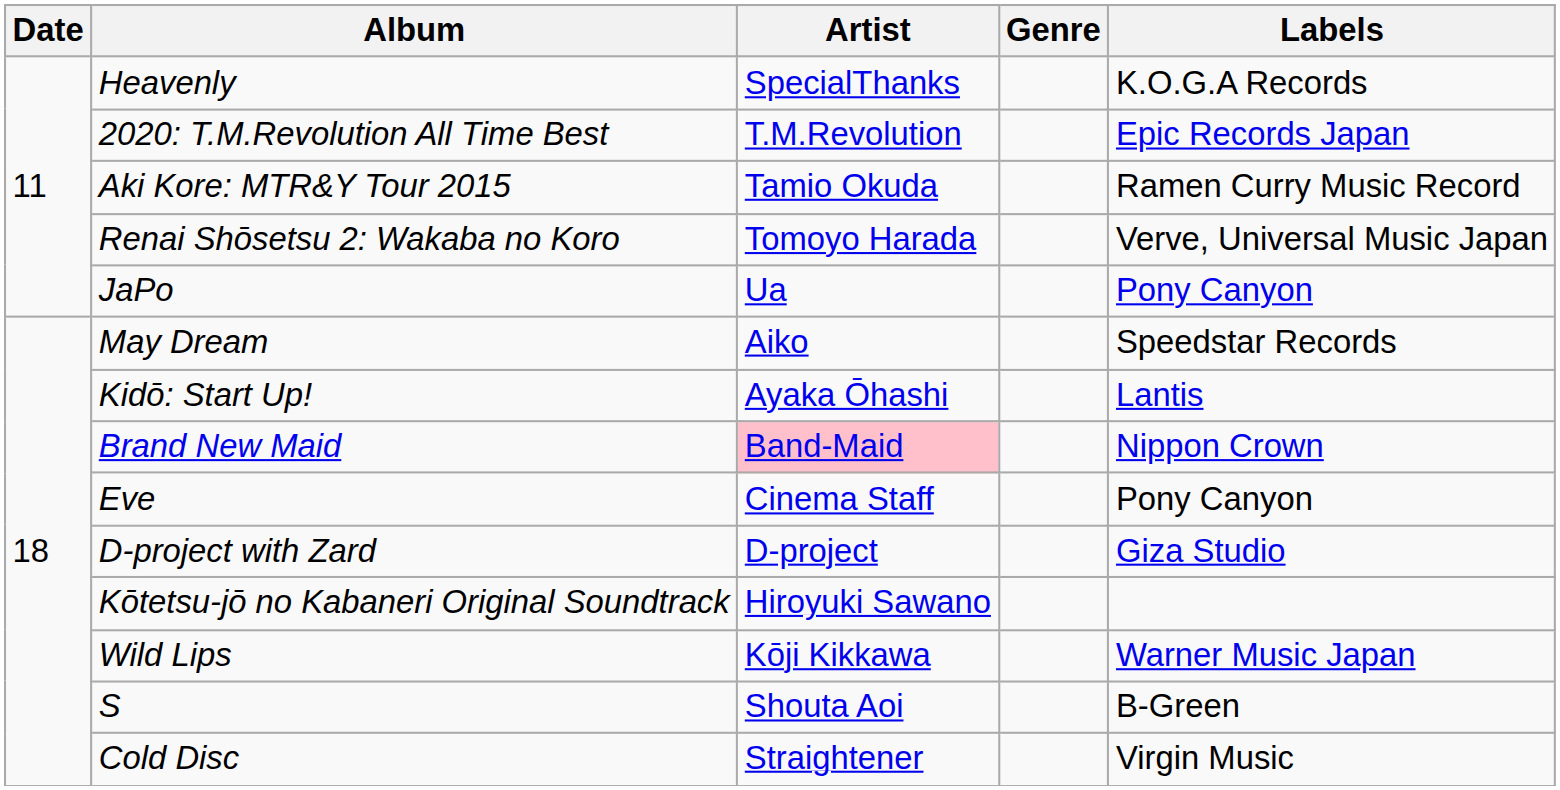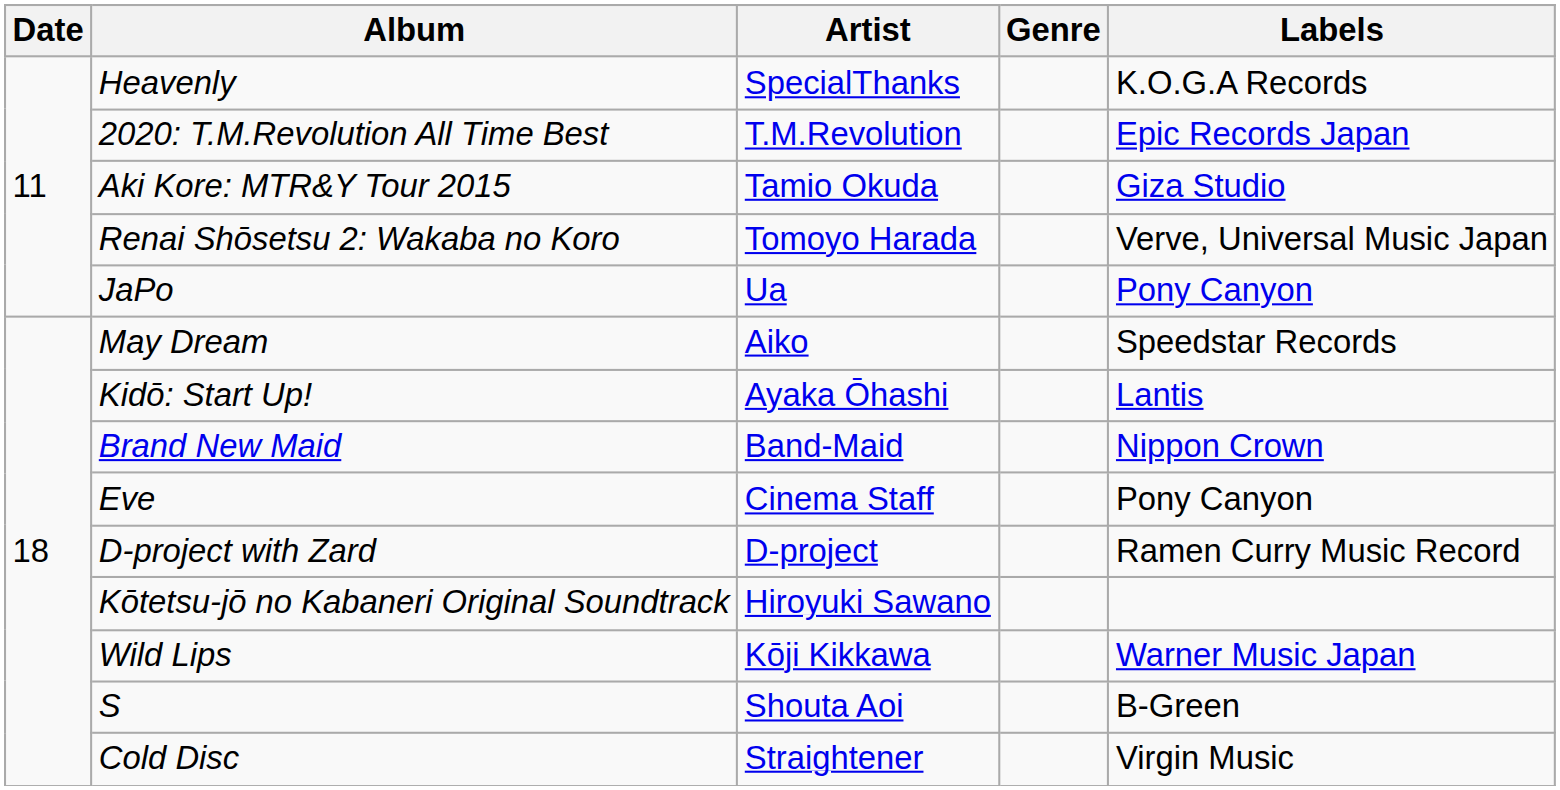(1318, 186) Ramen Curry Music Record -> (1201, 186) Giza Studio
(824, 446) pink background -> (824, 446) no background
(1201, 550) Giza Studio -> (1318, 550) Ramen Curry Music Record
